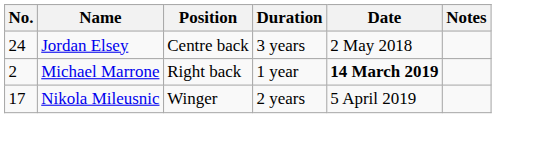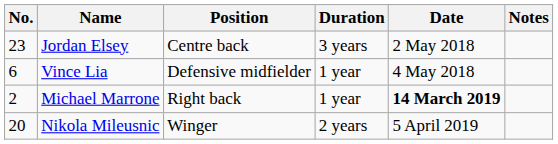(17, 44) 24 -> (17, 44) 23
+ row: (74, 71)
(17, 98) 17 -> (17, 125) 20
